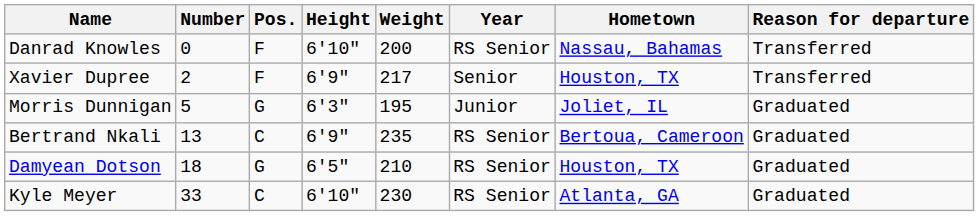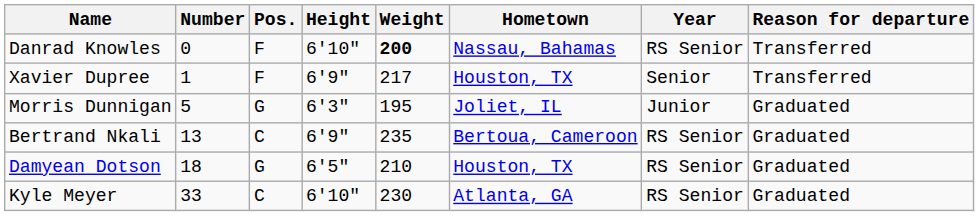columns swapped: (502, 19) <-> (652, 19)
(396, 49) normal -> (396, 49) bold
(186, 78) 2 -> (186, 78) 1
